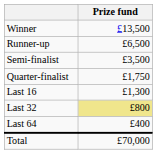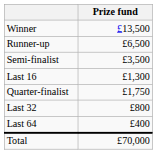rows swapped: (38, 76) <-> (22, 92)
(140, 108) khaki background -> (140, 108) no background
